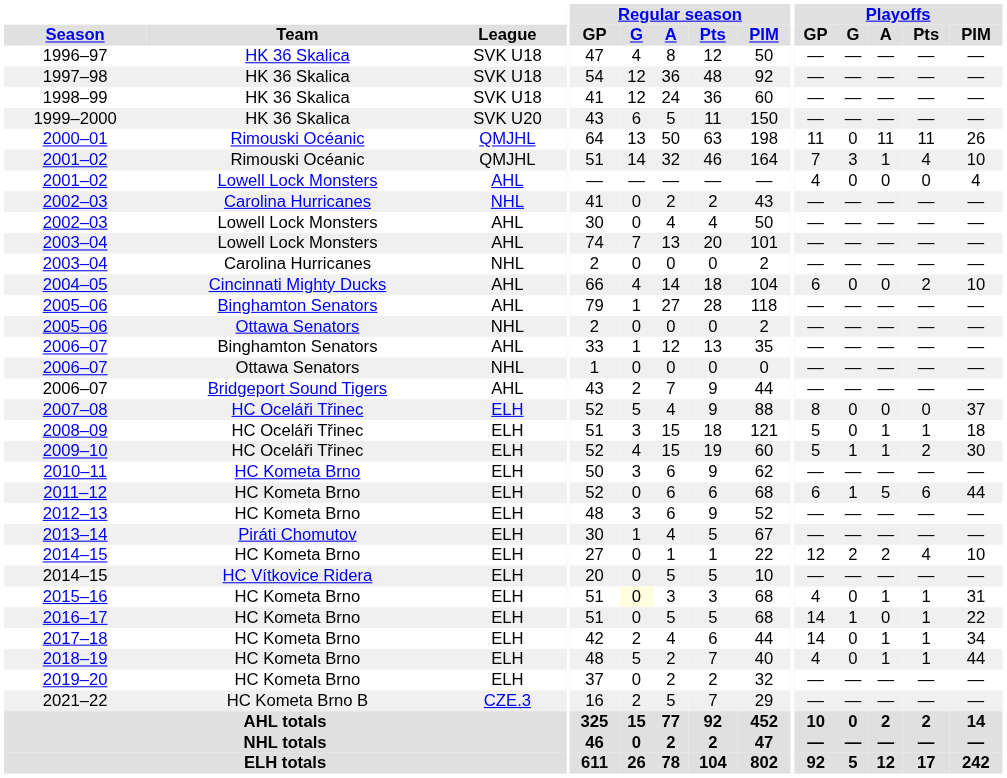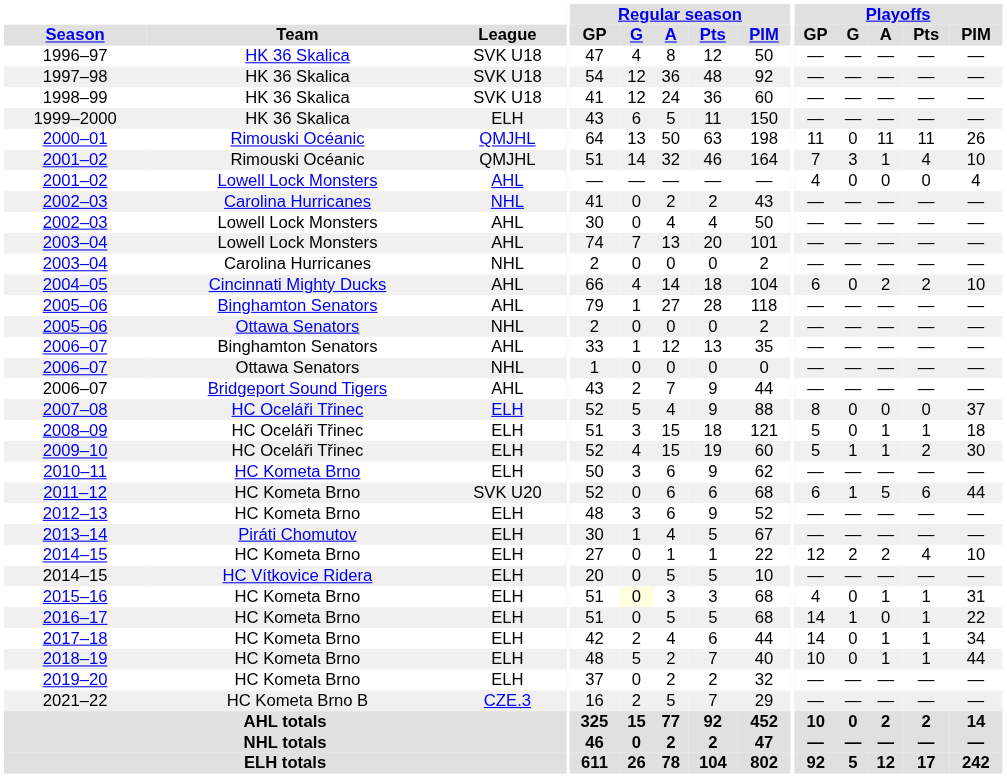(507, 118) SVK U20 -> (507, 118) ELH
(886, 284) 0 -> (886, 284) 2
(507, 492) ELH -> (507, 492) SVK U20
(816, 659) 4 -> (816, 659) 10
